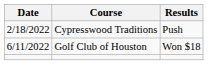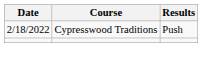- row: (101, 46)
